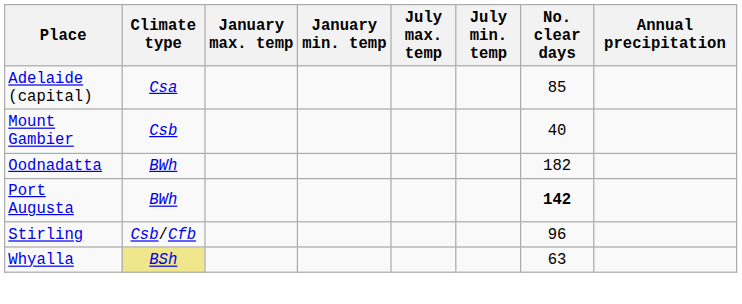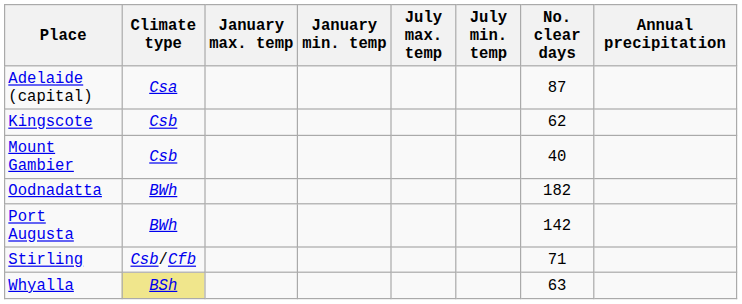(557, 88) 85 -> (557, 88) 87
+ row: (50, 122)
(557, 200) bold -> (557, 225) normal
(557, 234) 96 -> (557, 260) 71
